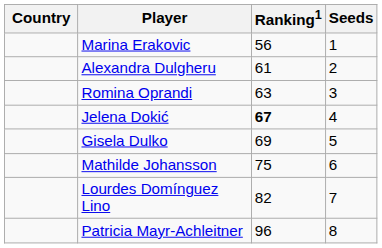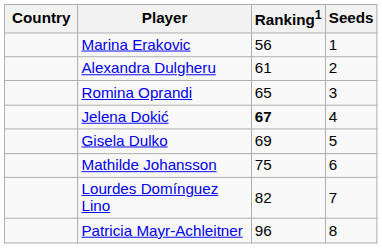(263, 92) 63 -> (263, 92) 65
